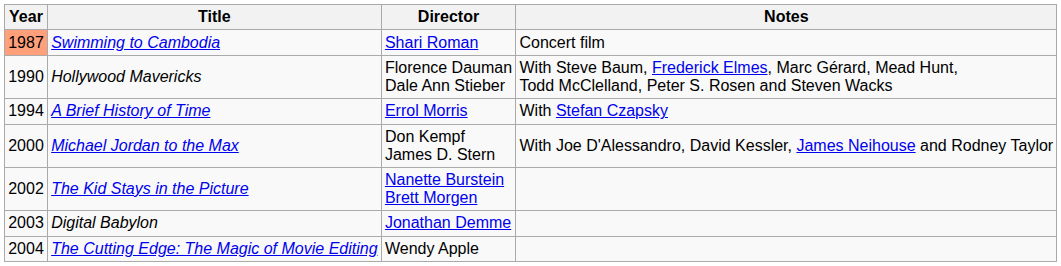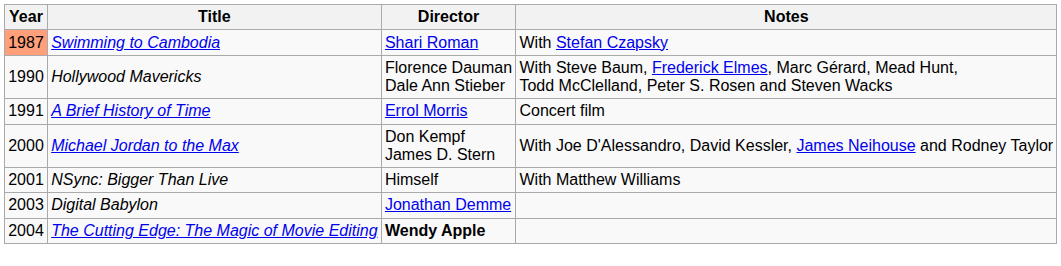(562, 42) Concert film -> (594, 42) With Stefan Czapsky
(26, 111) 1994 -> (26, 111) 1991
(594, 111) With Stefan Czapsky -> (562, 111) Concert film
+ row: (140, 180)
- row: (150, 189)
(432, 248) normal -> (435, 230) bold
